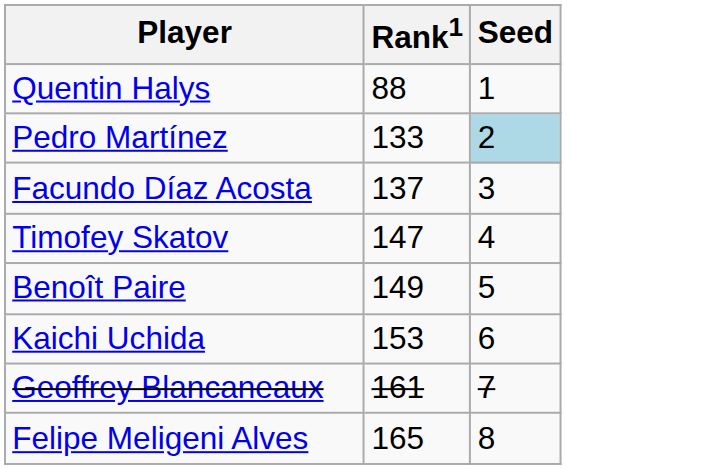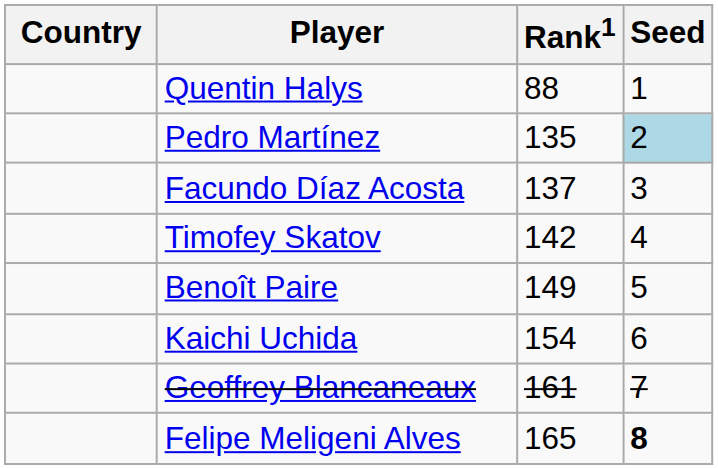+ column: (81, 33)
(398, 137) 133 -> (550, 137) 135
(398, 237) 147 -> (550, 237) 142
(398, 337) 153 -> (550, 337) 154
(487, 437) normal -> (639, 437) bold
